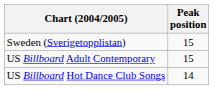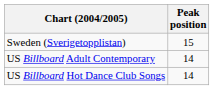(188, 59) 15 -> (188, 59) 14
